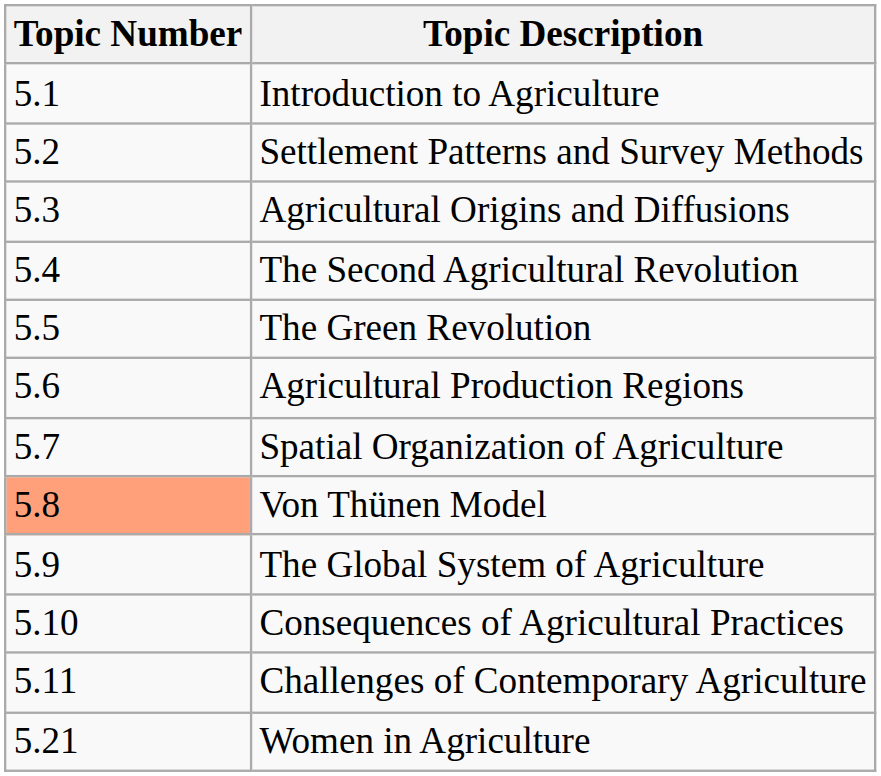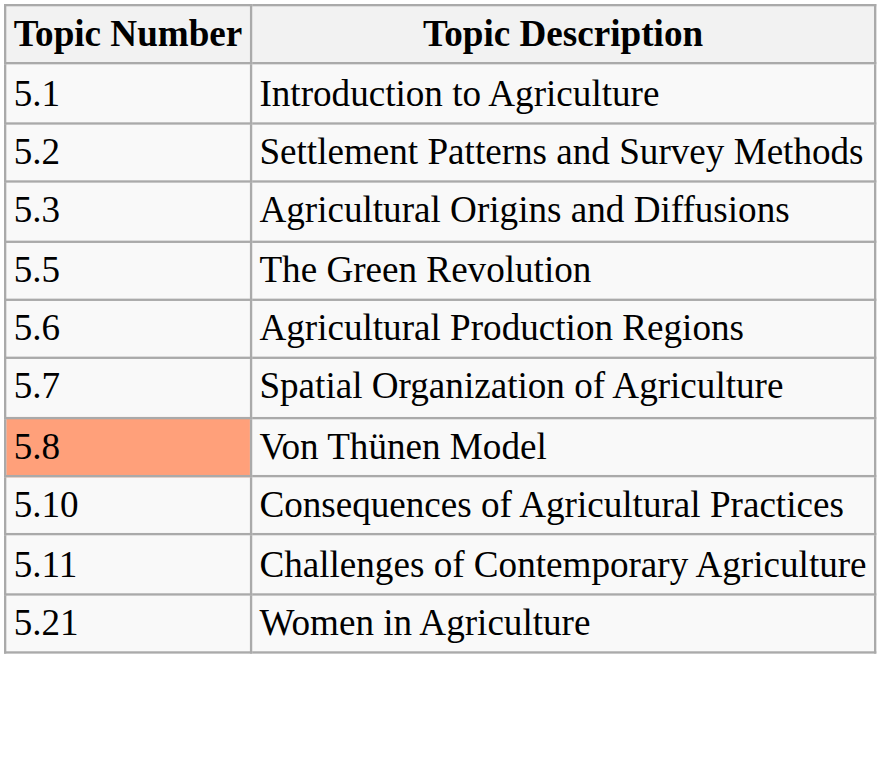- row: (529, 269)
- row: (512, 563)
